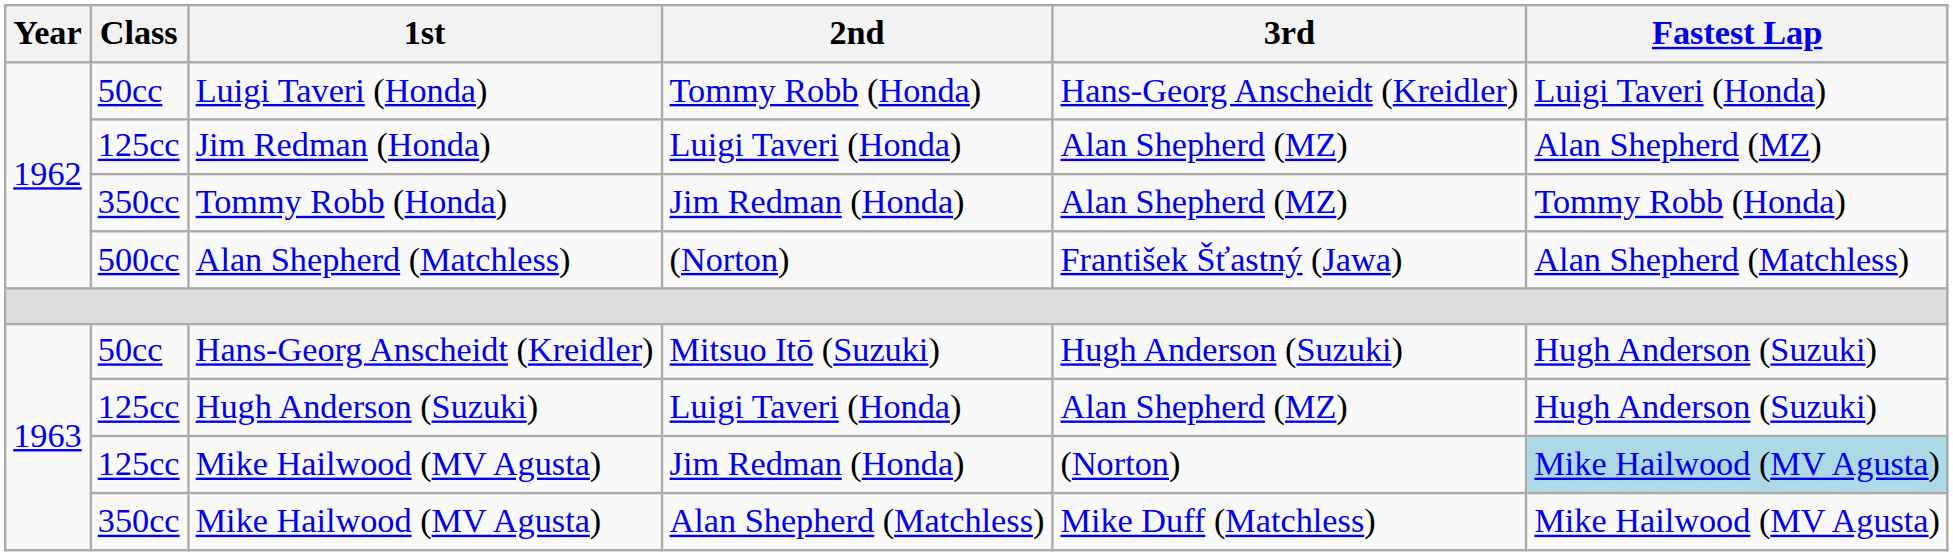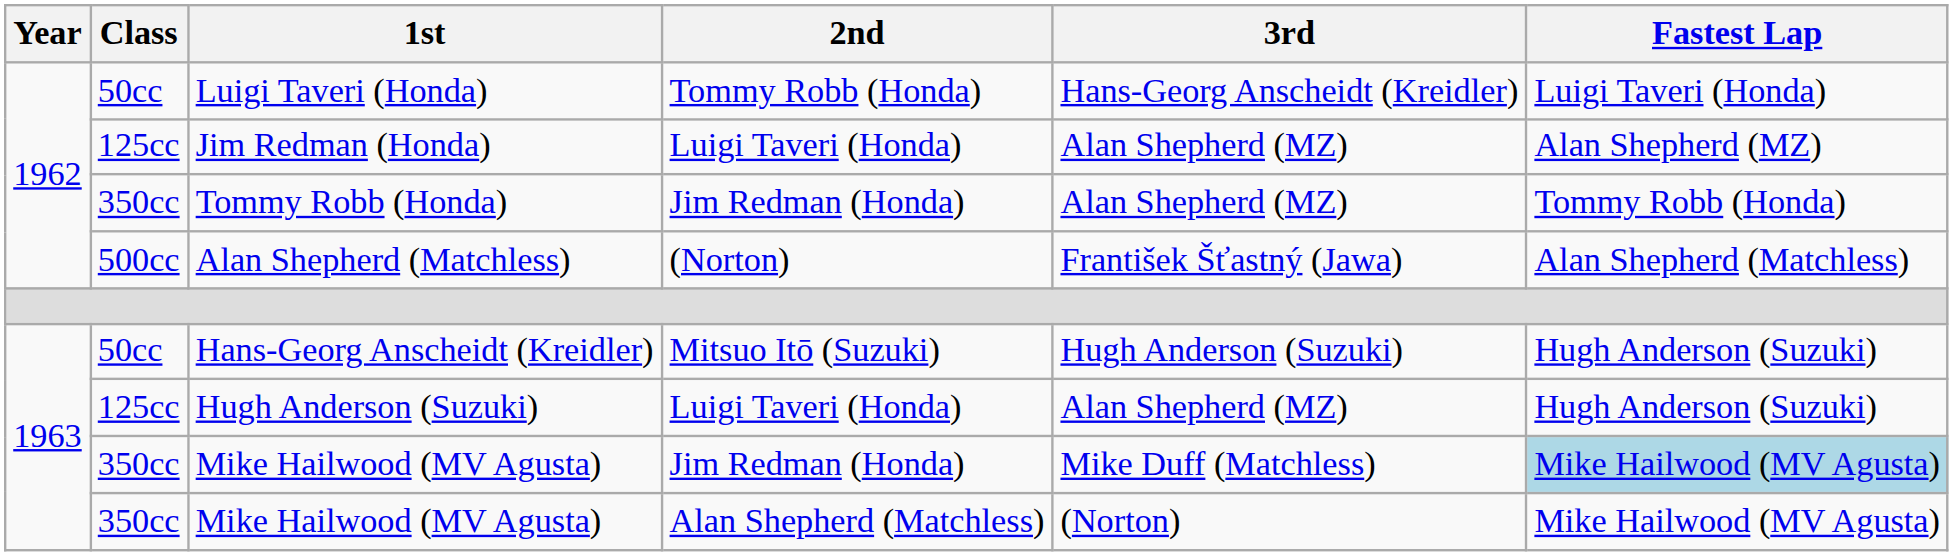(139, 463) 125cc -> (139, 463) 350cc
(1120, 463) (Norton) -> (1218, 463) Mike Duff (Matchless)
(1218, 520) Mike Duff (Matchless) -> (1120, 520) (Norton)
